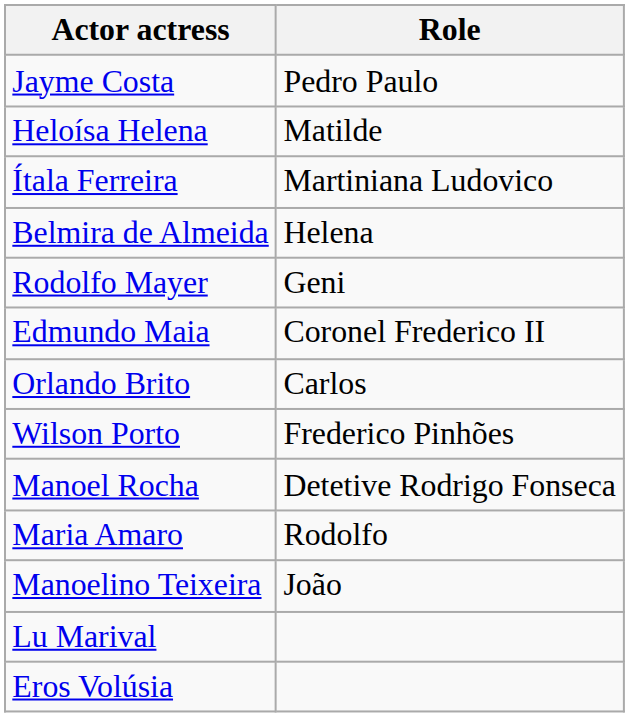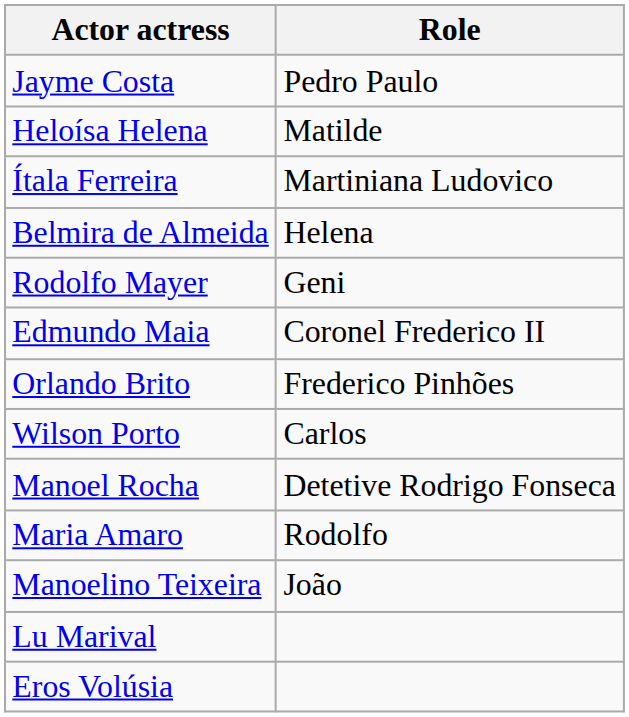(325, 383) Carlos -> (399, 383) Frederico Pinhões
(399, 433) Frederico Pinhões -> (325, 433) Carlos
